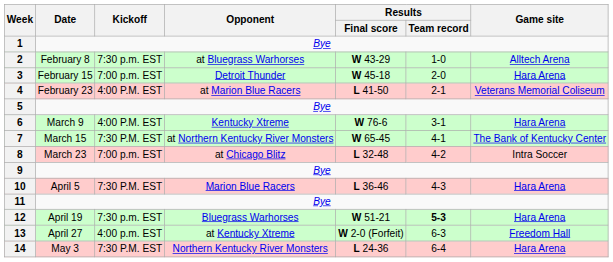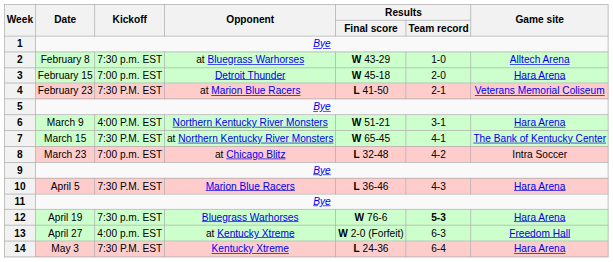(130, 91) 4:00 P.M. EST -> (130, 91) 7:30 P.M. EST
(250, 122) Kentucky Xtreme -> (250, 122) Northern Kentucky River Monsters
(371, 122) W 76-6 -> (371, 122) W 51-21
(371, 217) W 51-21 -> (371, 217) W 76-6
(250, 249) Northern Kentucky River Monsters -> (250, 249) Kentucky Xtreme
